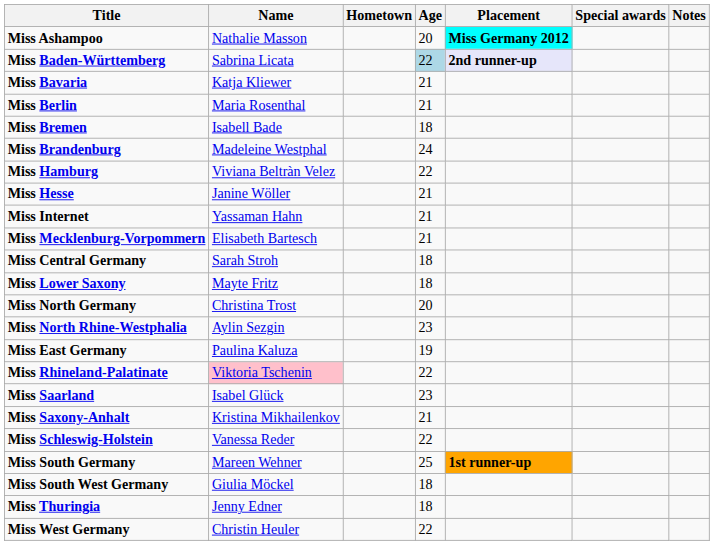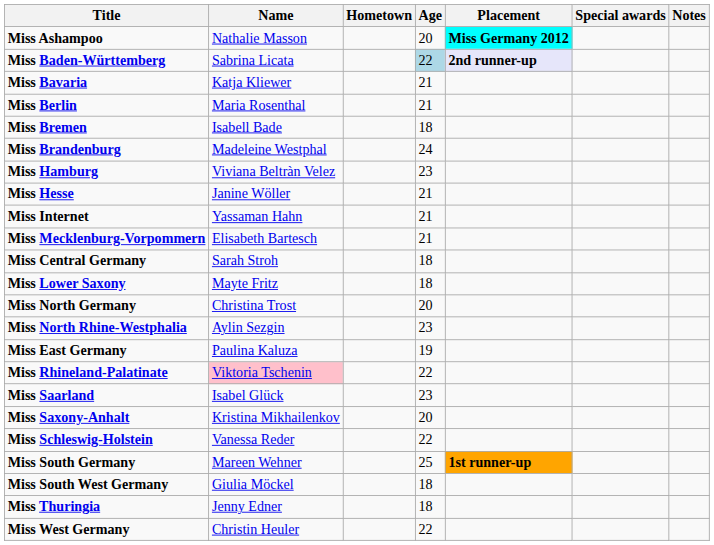(426, 171) 22 -> (426, 171) 23
(426, 417) 21 -> (426, 417) 20
